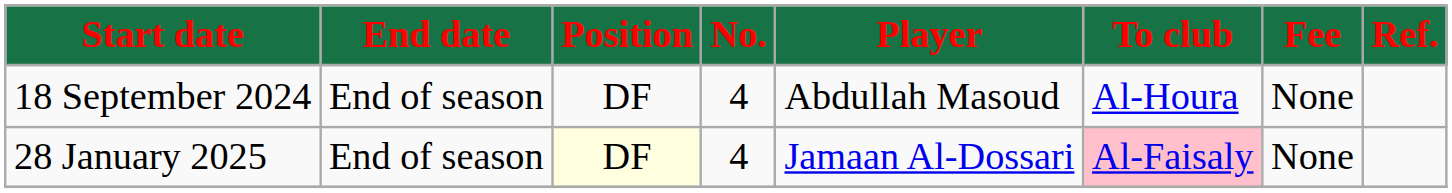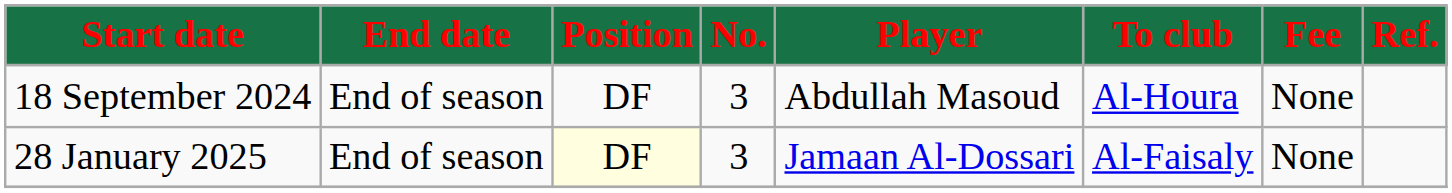(739, 95) 4 -> (739, 95) 3
(739, 156) 4 -> (739, 156) 3
(1173, 156) pink background -> (1173, 156) no background
